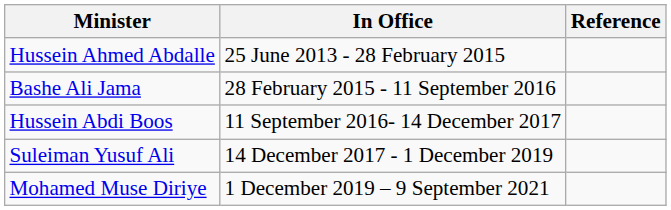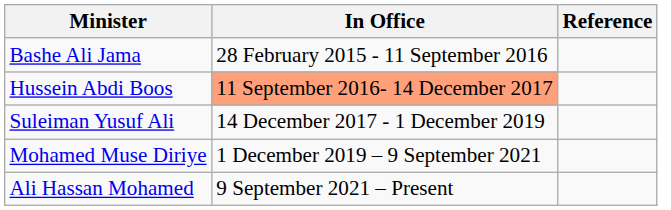- row: (112, 54)
(393, 121) no background -> (385, 88) lightsalmon background
+ row: (102, 188)
